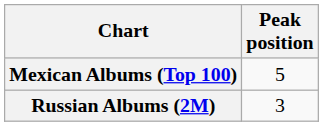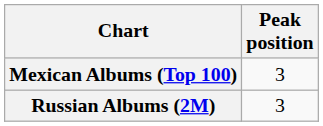(280, 74) 5 -> (280, 74) 3
